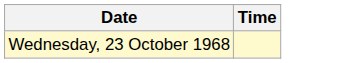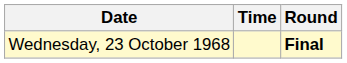+ column: (311, 17)
